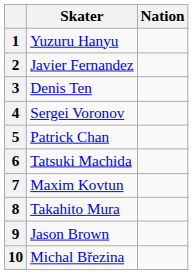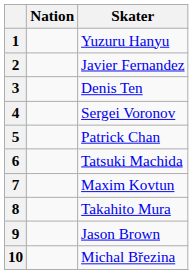columns swapped: (82, 16) <-> (163, 16)
